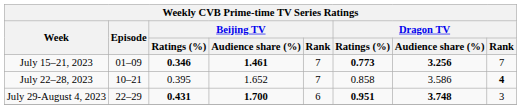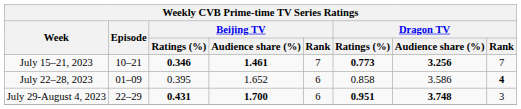(129, 63) 01–09 -> (129, 63) 10–21
(129, 79) 10–21 -> (129, 79) 01–09
(318, 79) 7 -> (318, 79) 6
